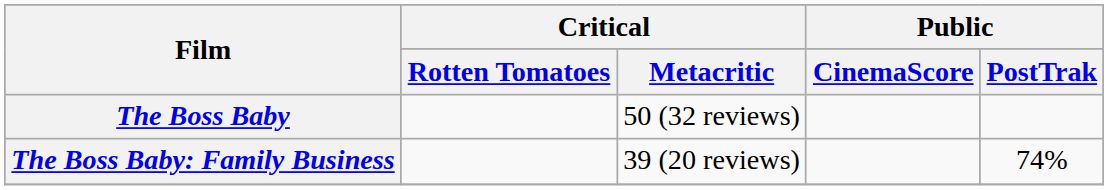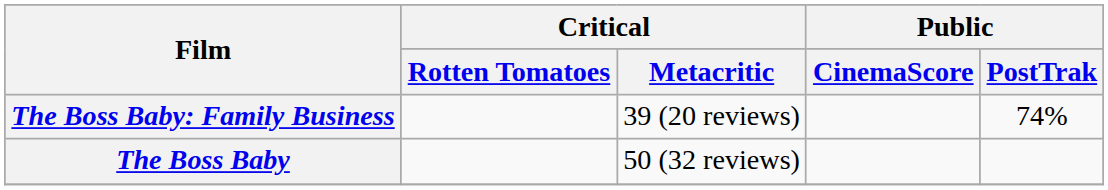rows swapped: (203, 116) <-> (203, 160)
